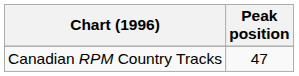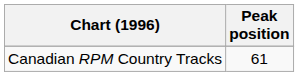(259, 58) 47 -> (259, 58) 61
